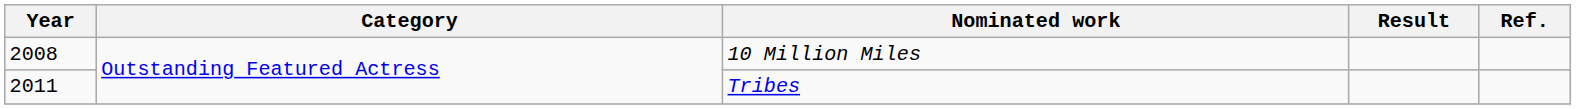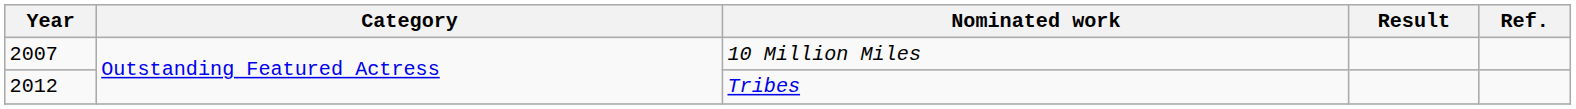(34, 54) 2008 -> (34, 54) 2007
(34, 87) 2011 -> (34, 87) 2012
